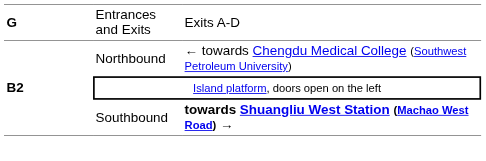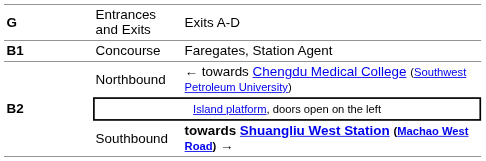+ row: (128, 51)
